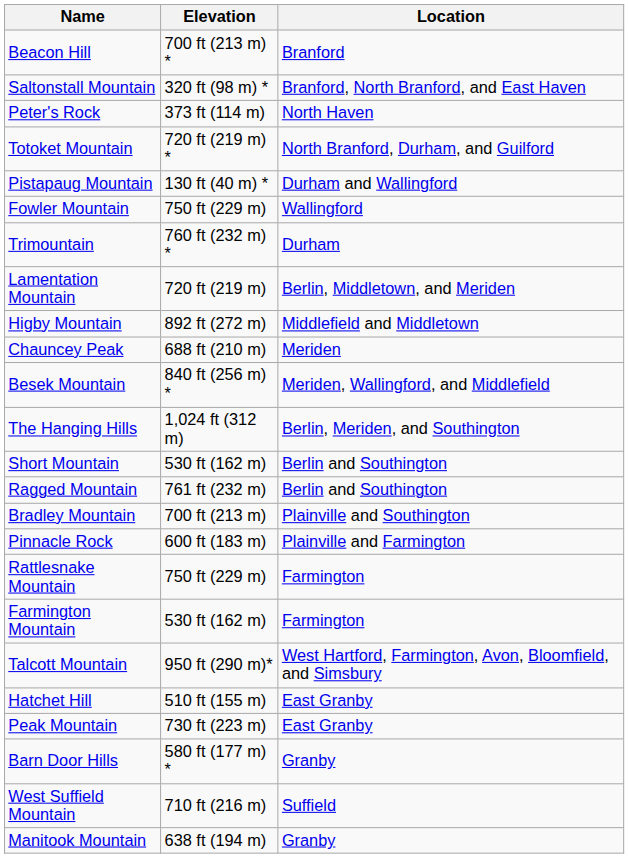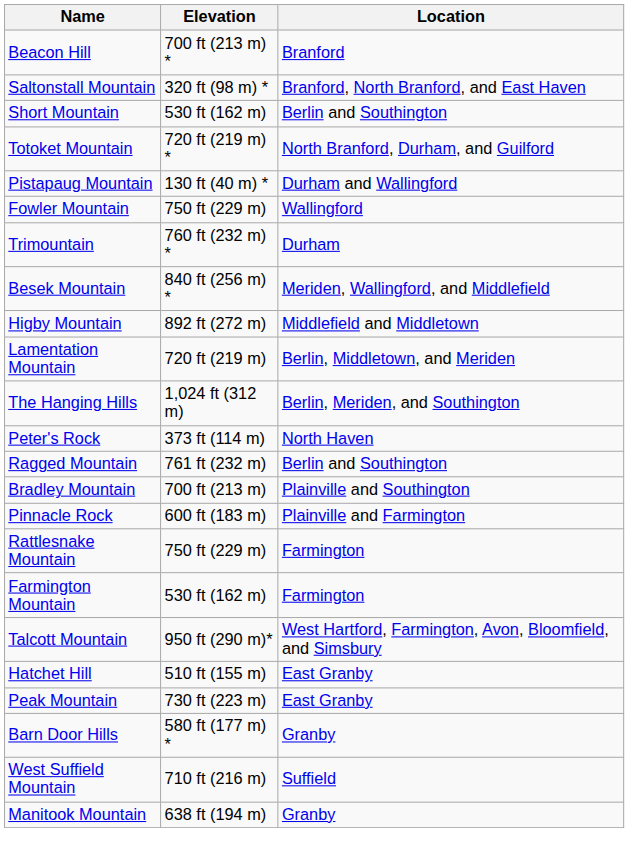rows swapped: (54, 113) <-> (64, 464)
rows swapped: (67, 384) <-> (53, 288)
- row: (66, 349)
